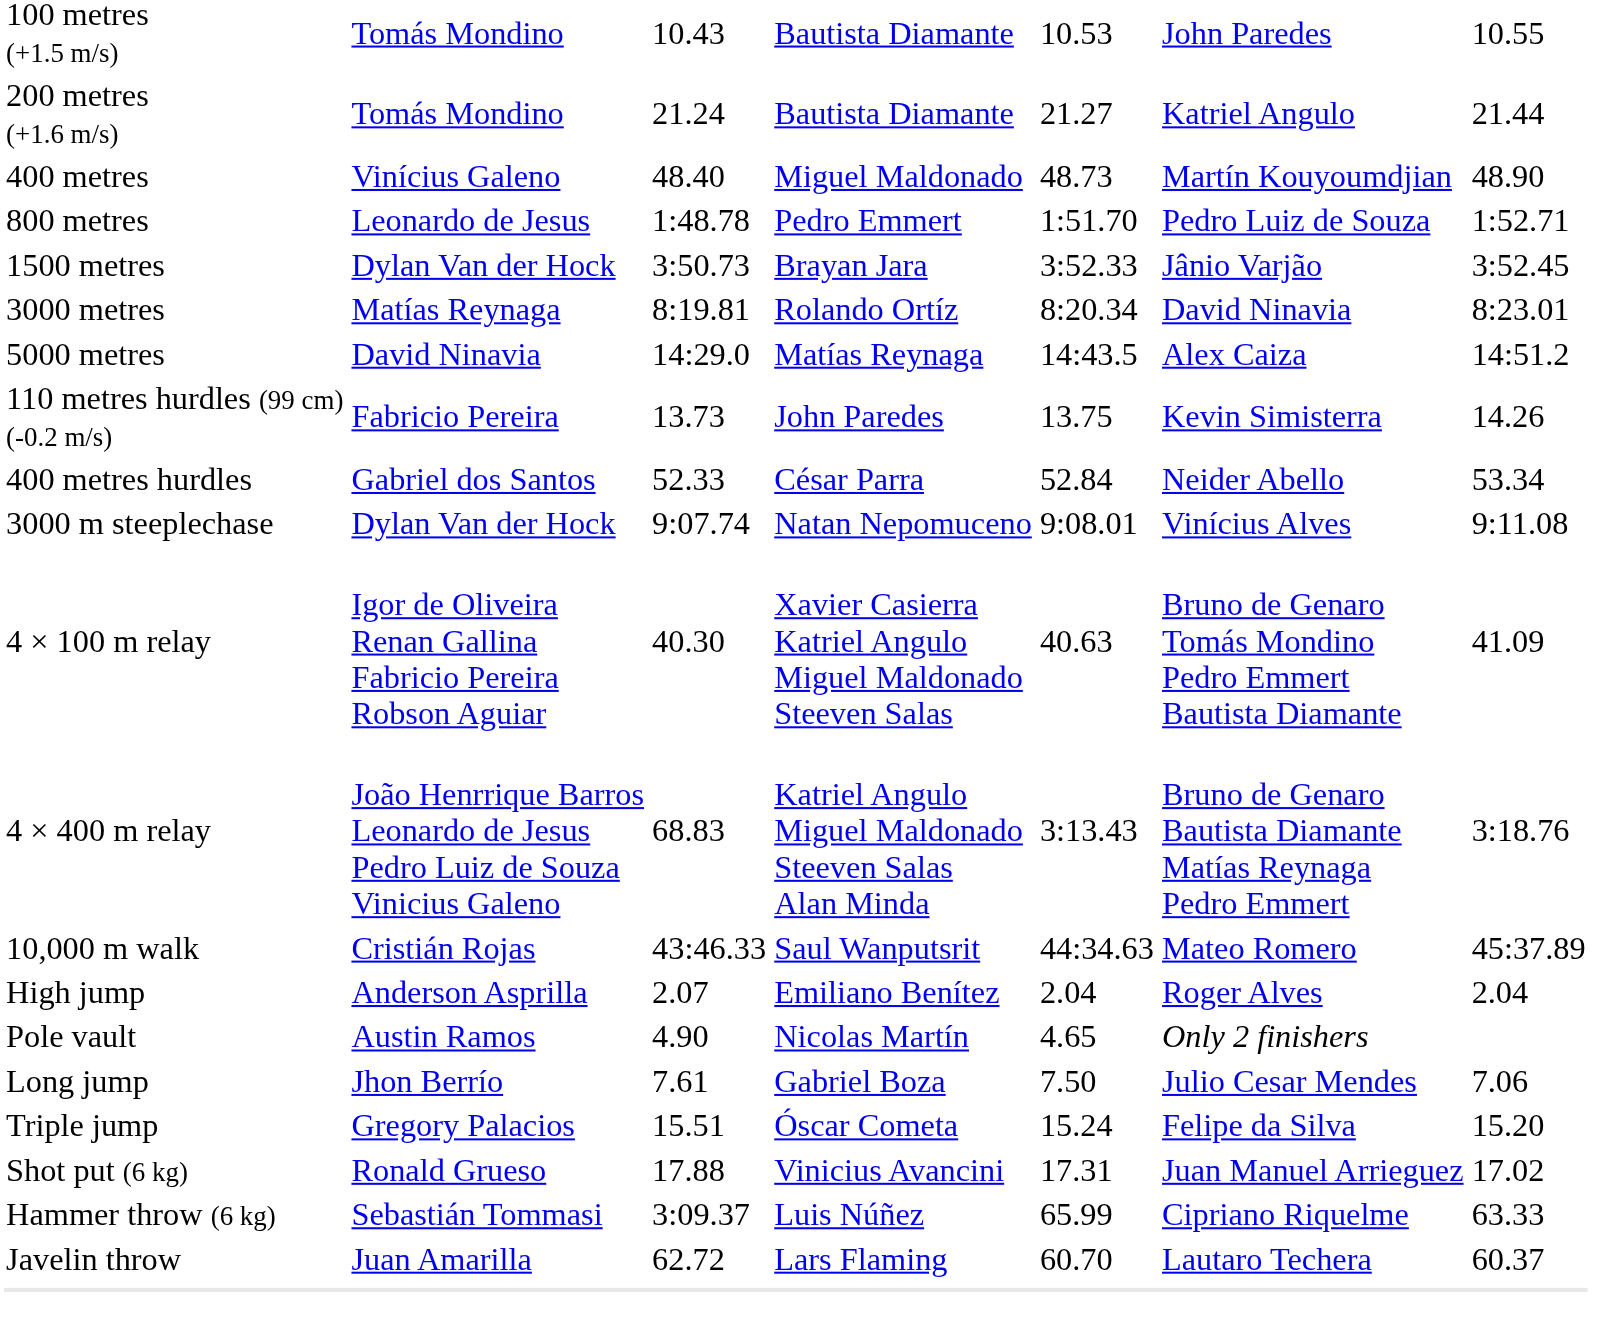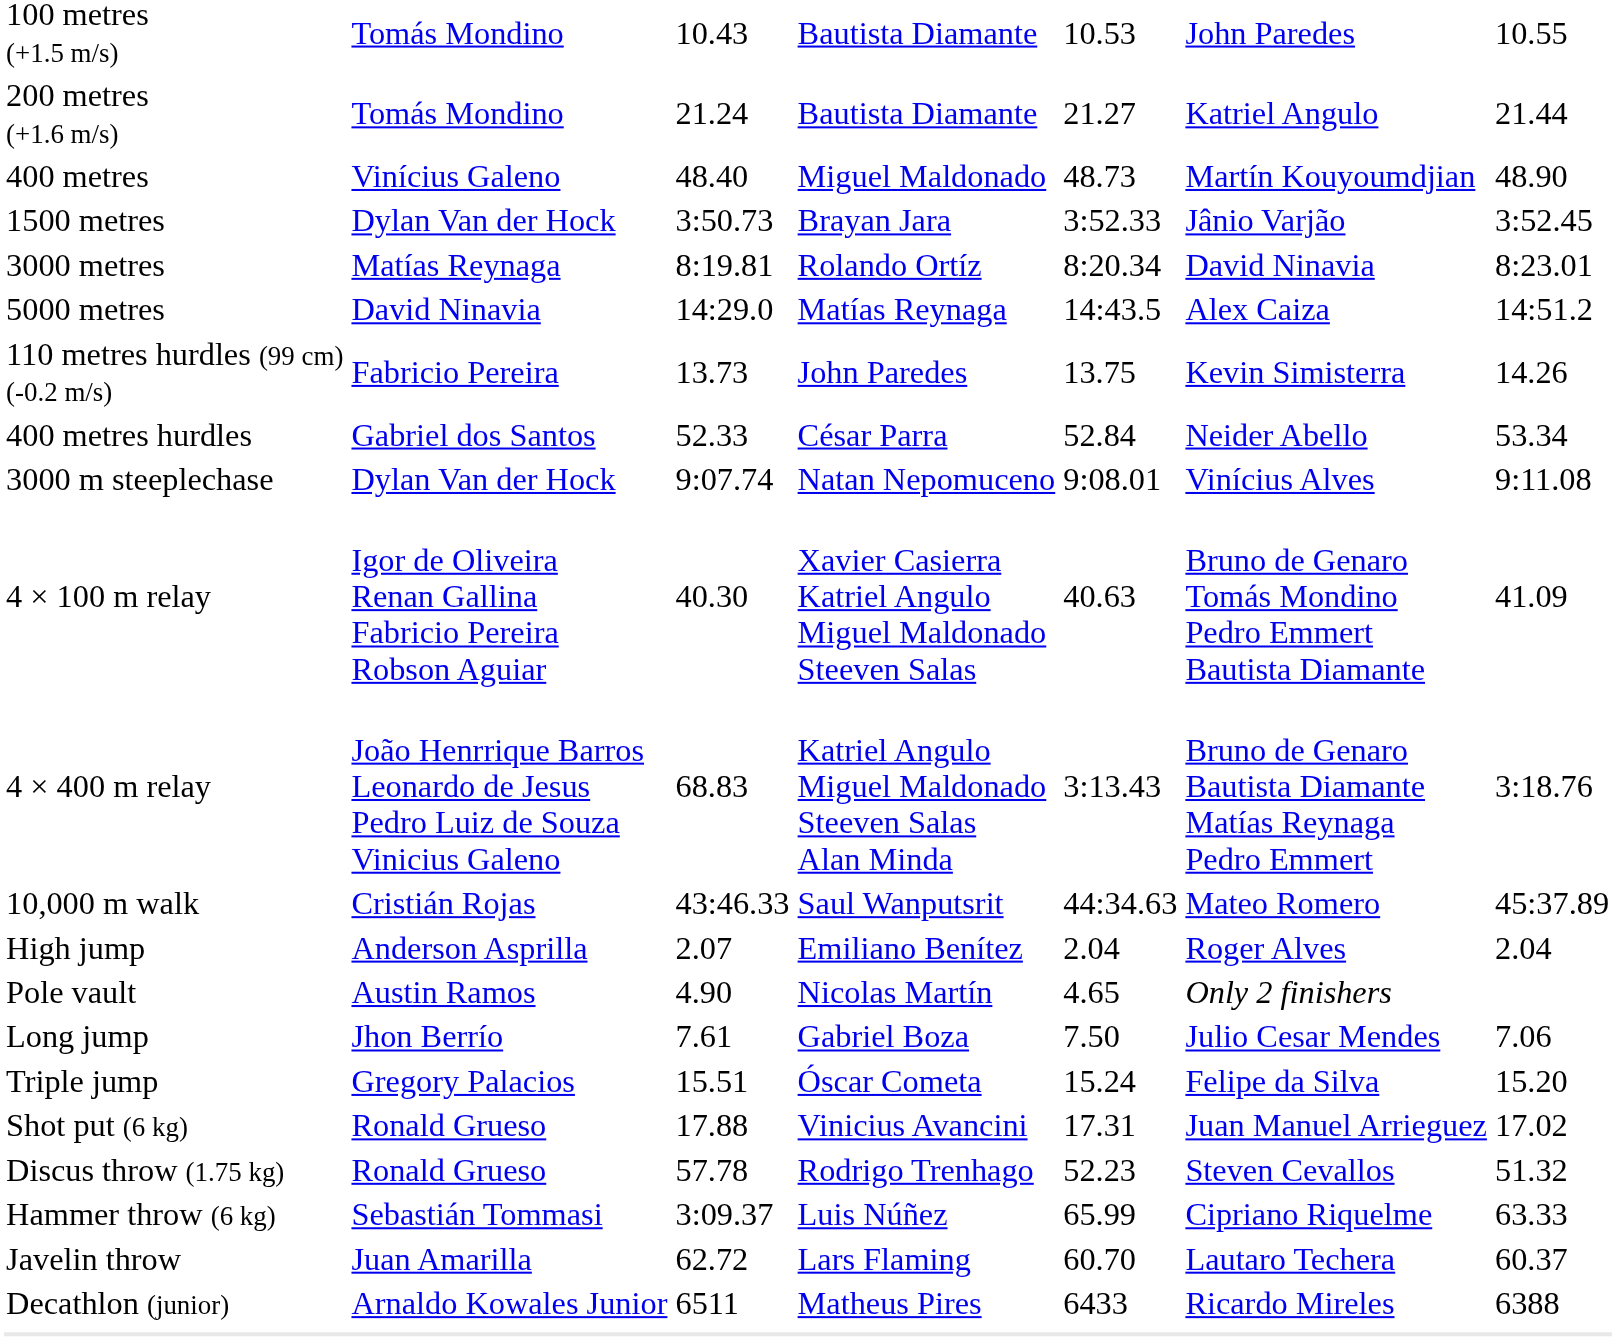- row: (77, 220)
+ row: (145, 1170)
+ row: (118, 1303)
